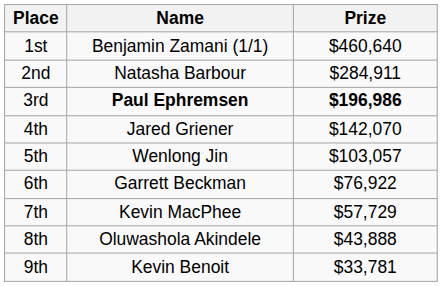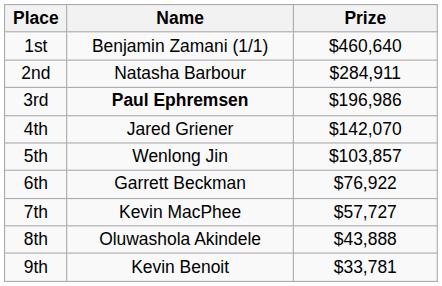(365, 101) bold -> (365, 101) normal
(365, 156) $103,057 -> (365, 156) $103,857
(365, 211) $57,729 -> (365, 211) $57,727
